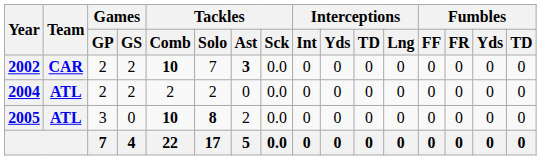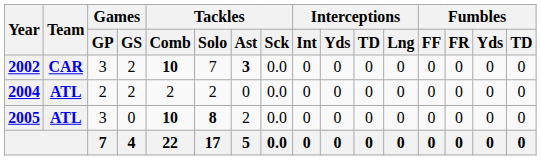(103, 67) 2 -> (103, 67) 3
